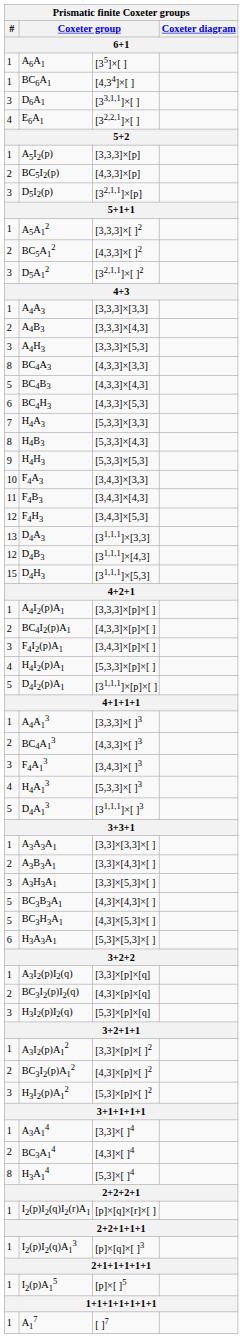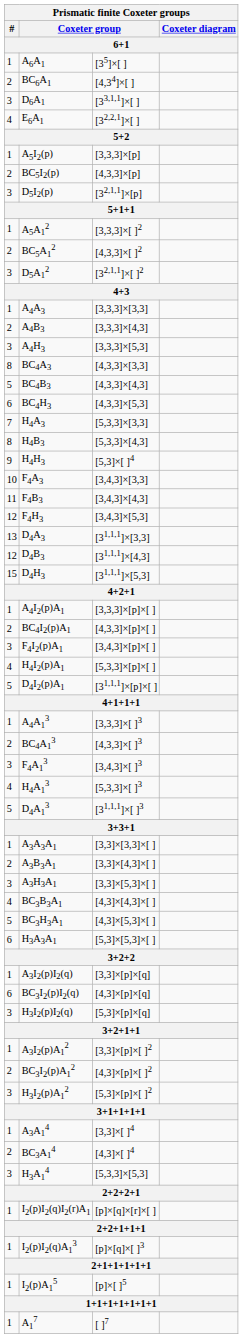(9, 81) 1 -> (9, 81) 2
(122, 460) [5,3,3]×[5,3] -> (115, 460) [5,3]×[ ]4
(9, 902) 5 -> (9, 902) 4
(9, 993) 2 -> (9, 994) 6
(9, 1174) 8 -> (9, 1174) 3
(115, 1174) [5,3]×[ ]4 -> (122, 1174) [5,3,3]×[5,3]
